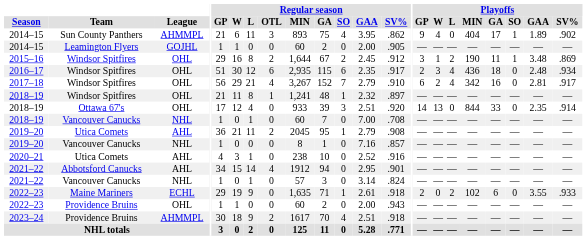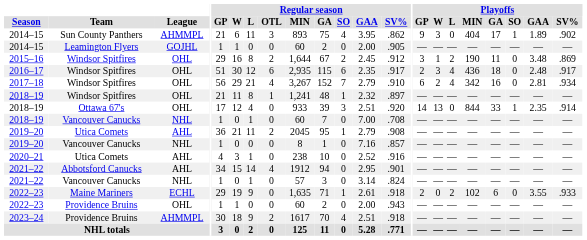(438, 34) 4 -> (438, 34) 3
(515, 59) 1 -> (515, 59) 0
(567, 71) .934 -> (567, 71) .917
(567, 83) .917 -> (567, 83) .934
(515, 107) 0 -> (515, 107) 1
